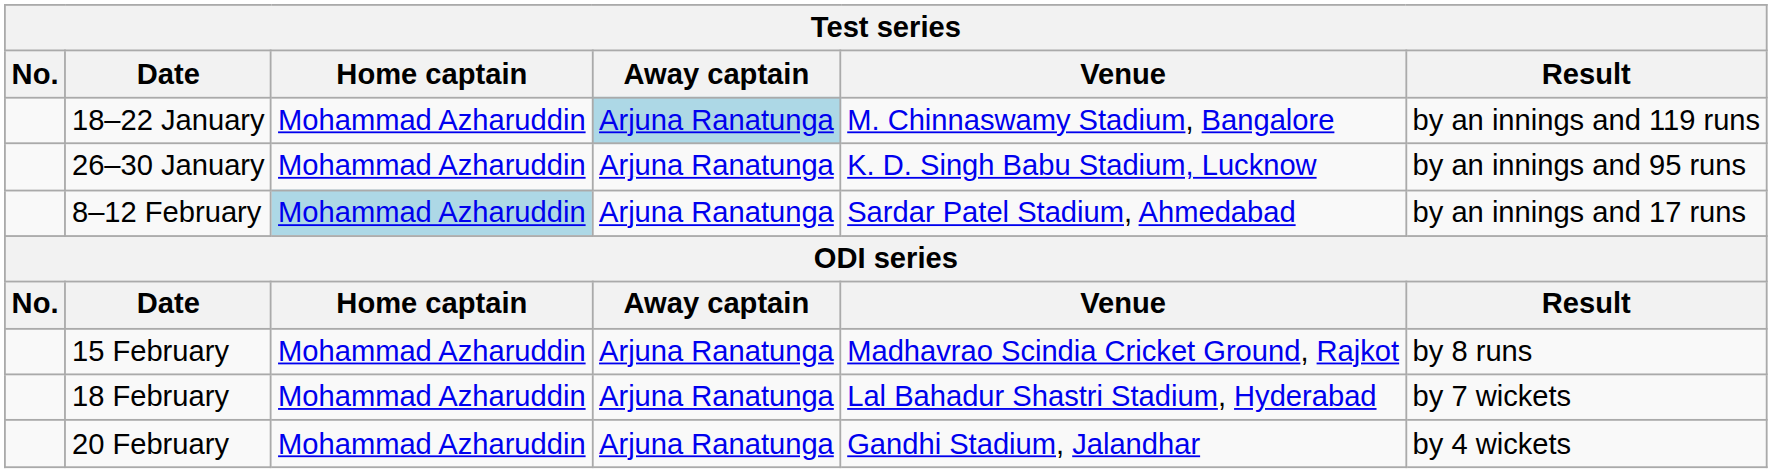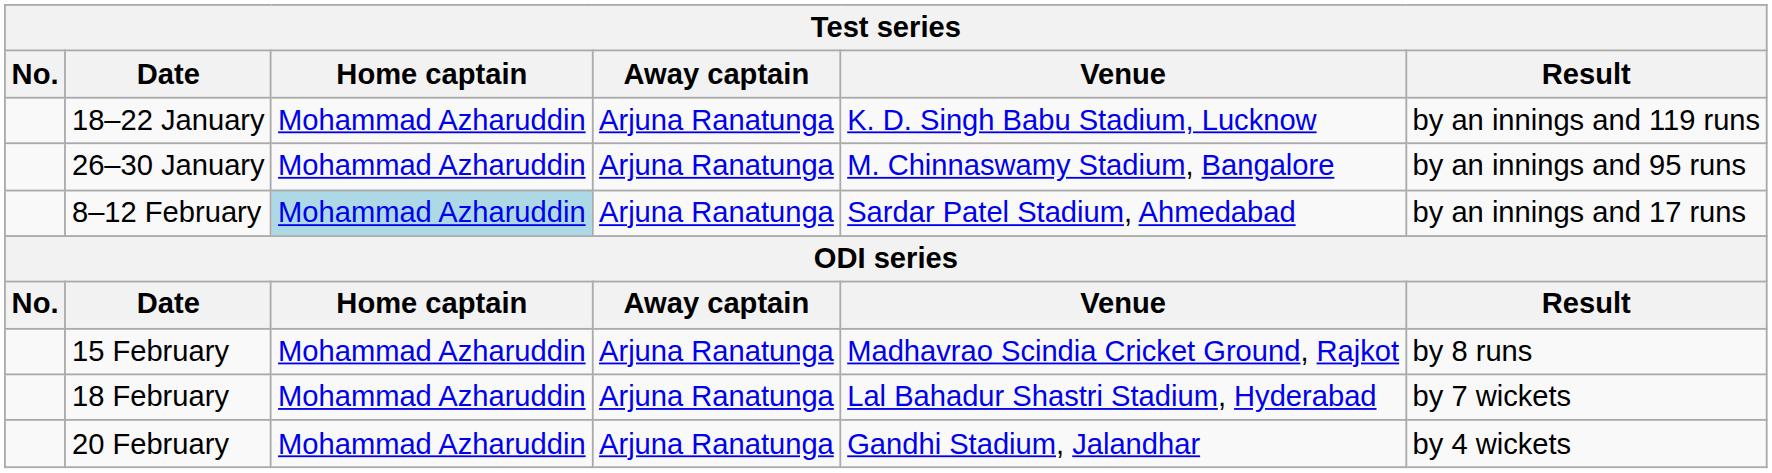(716, 119) lightblue background -> (716, 119) no background
(1091, 119) M. Chinnaswamy Stadium, Bangalore -> (1082, 119) K. D. Singh Babu Stadium, Lucknow
(1082, 166) K. D. Singh Babu Stadium, Lucknow -> (1091, 166) M. Chinnaswamy Stadium, Bangalore
